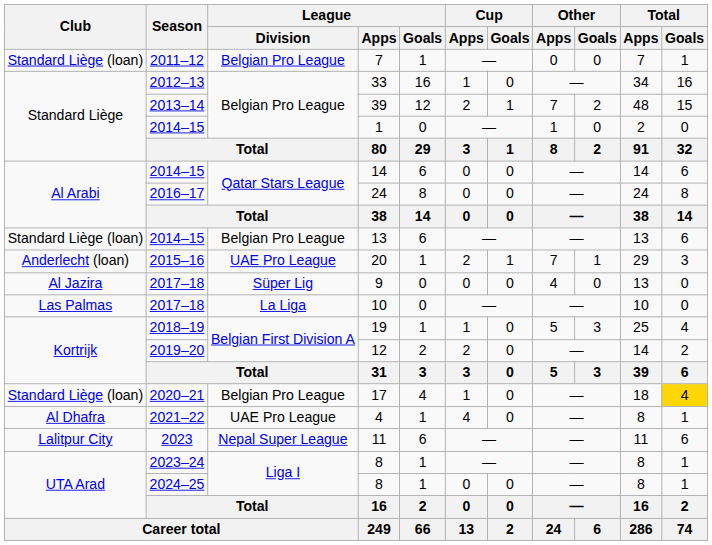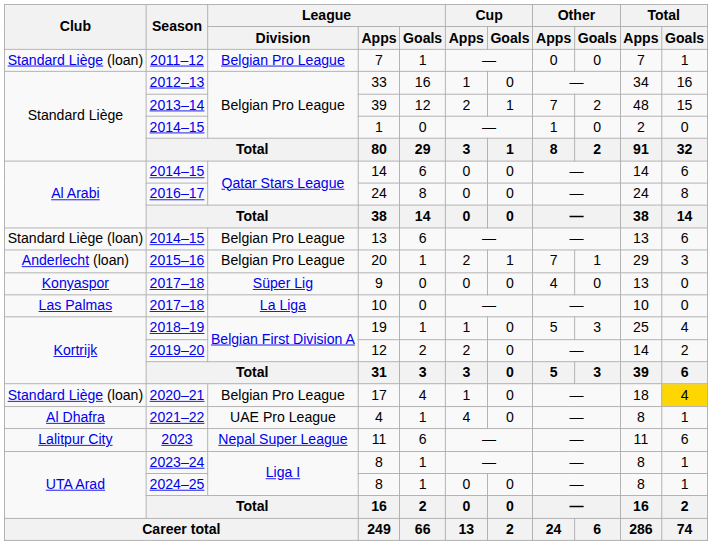(283, 261) UAE Pro League -> (283, 261) Belgian Pro League
(75, 283) Al Jazira -> (75, 283) Konyaspor
